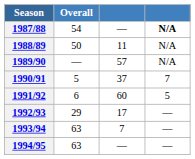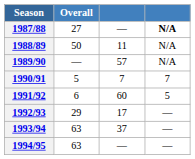(76, 29) 54 -> (76, 29) 27
(122, 79) 37 -> (122, 79) 7
(122, 129) 7 -> (122, 129) 37
